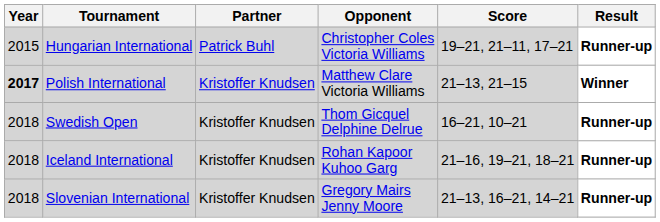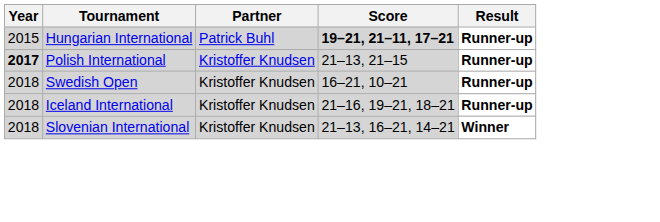- column: (378, 16)
(507, 46) normal -> (388, 38) bold
(605, 84) Winner -> (497, 61) Runner-up
(616, 198) Runner-up -> (485, 128) Winner
